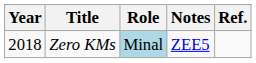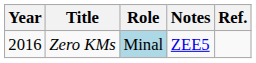(25, 44) 2018 -> (25, 44) 2016
